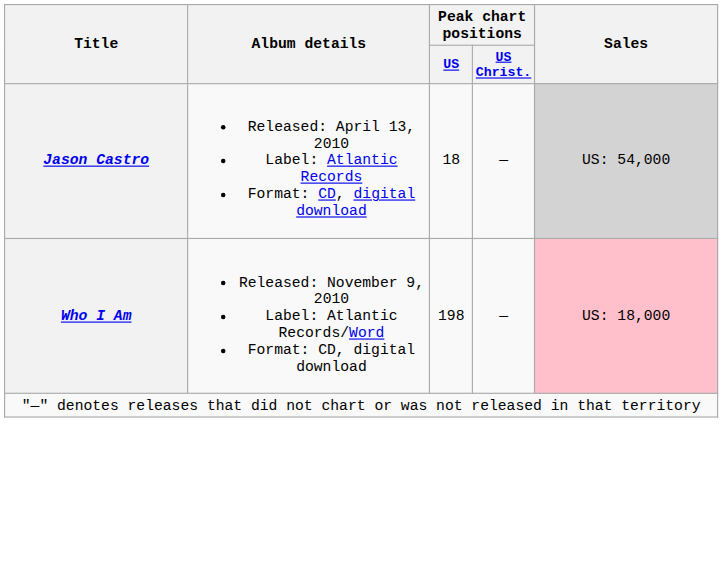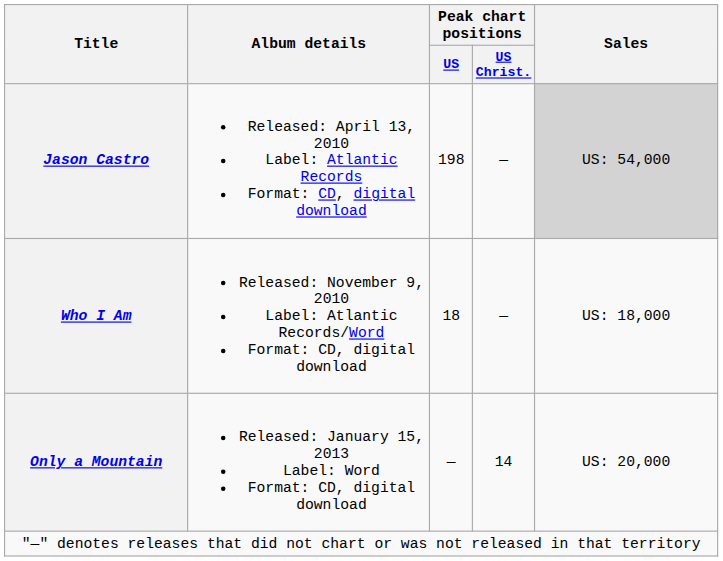(451, 161) 18 -> (451, 161) 198
(451, 316) 198 -> (451, 316) 18
(626, 316) pink background -> (626, 316) no background
+ row: (96, 463)
